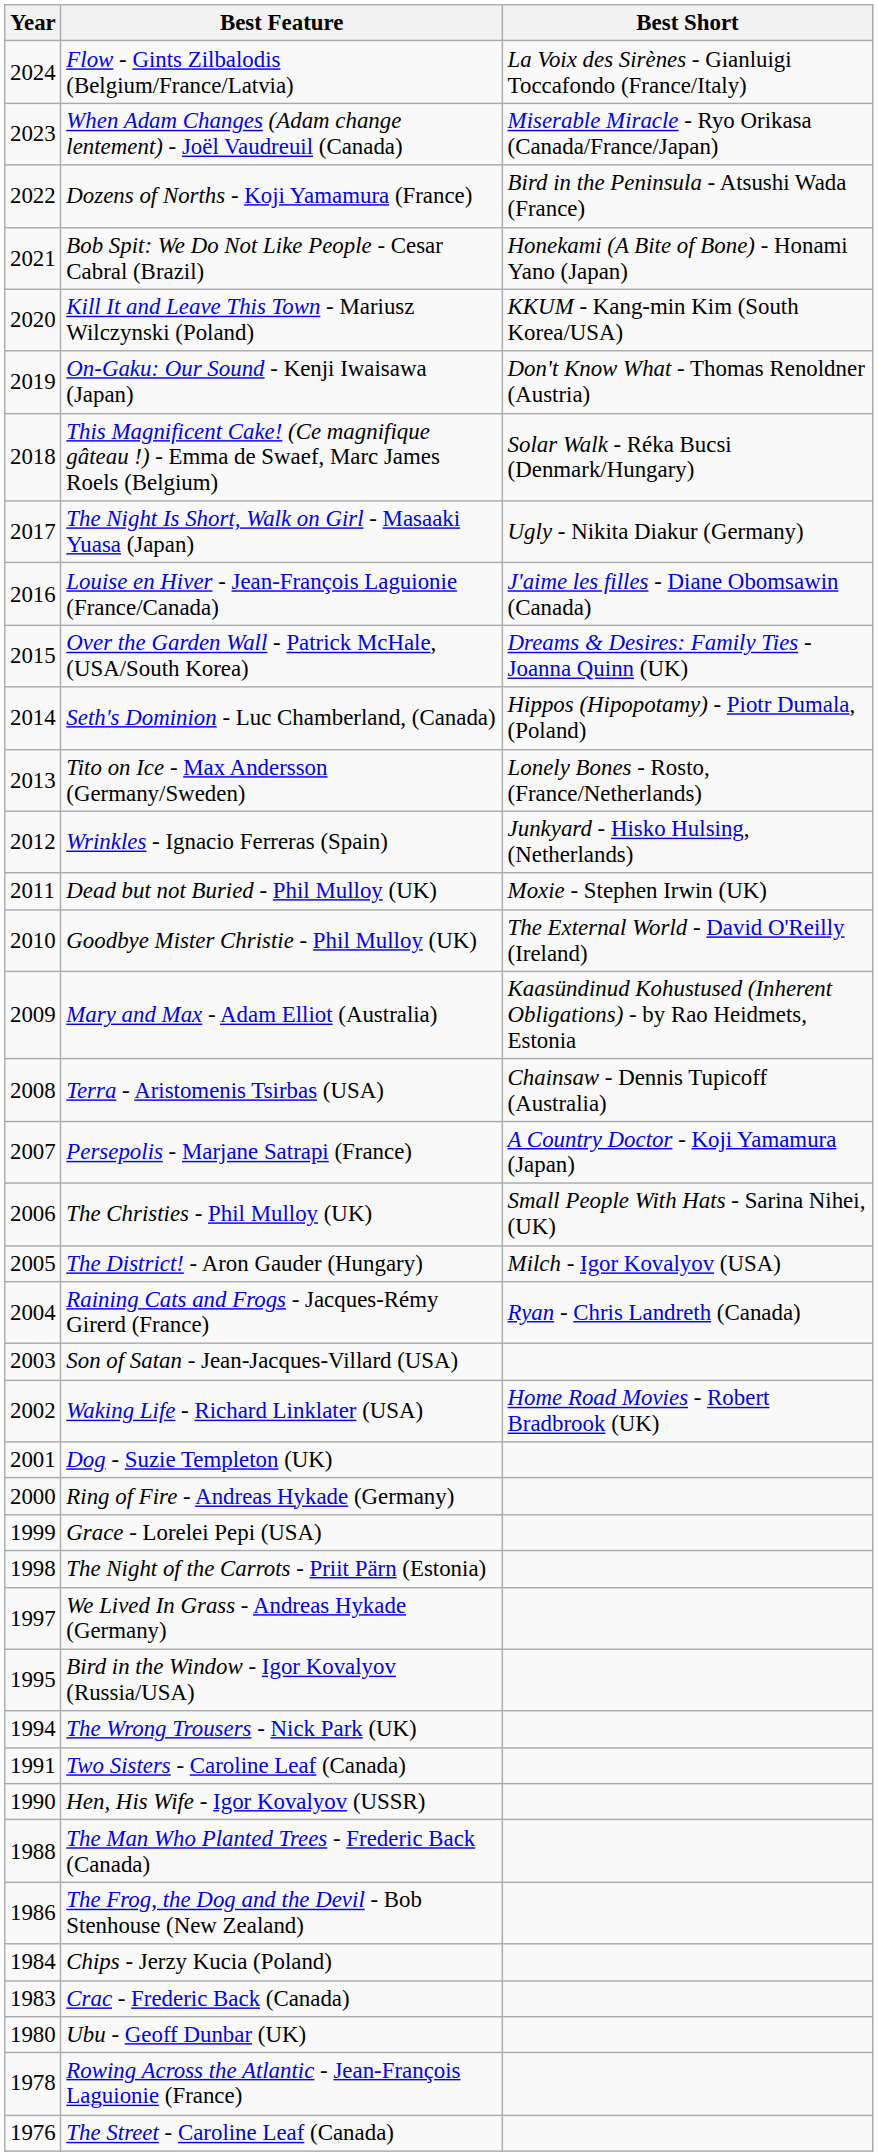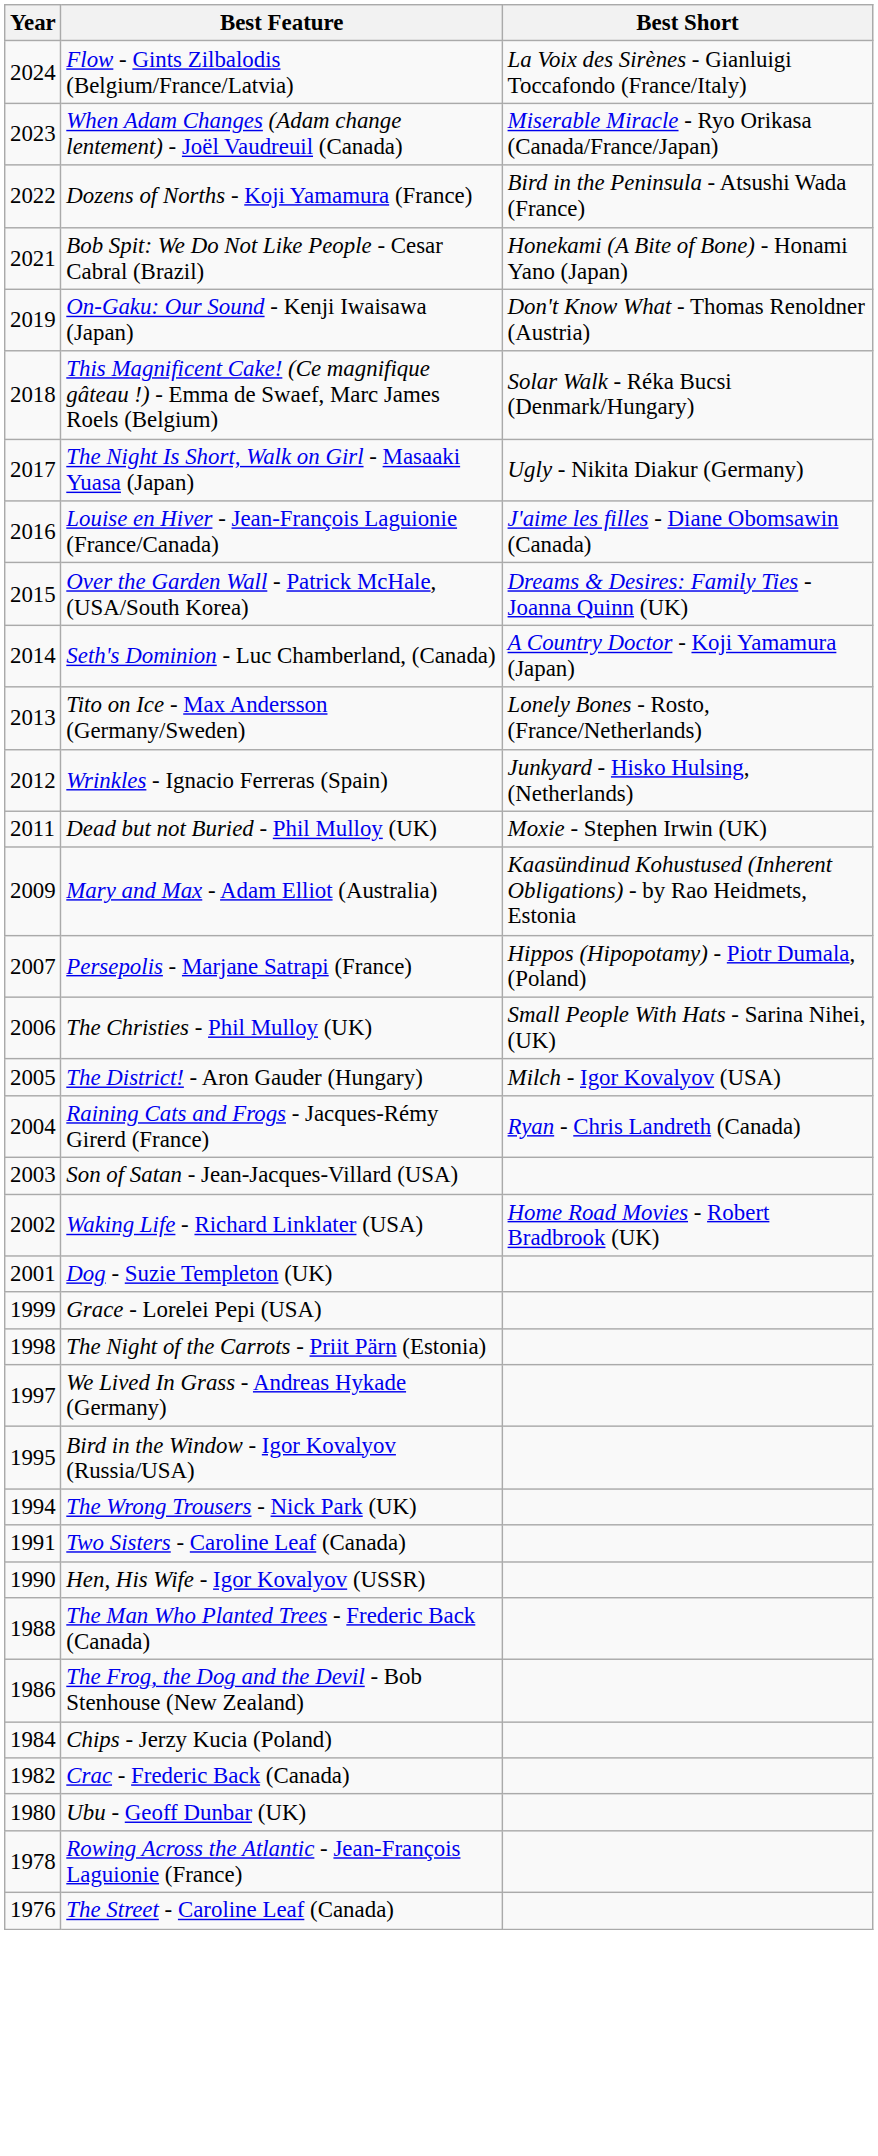- row: (240, 319)
(681, 717) Hippos (Hipopotamy) - Piotr Dumala, (Poland) -> (672, 655) A Country Doctor - Koji Yamamura (Japan)
- row: (272, 940)
- row: (225, 1089)
(672, 1151) A Country Doctor - Koji Yamamura (Japan) -> (681, 965) Hippos (Hipopotamy) - Piotr Dumala, (Poland)
- row: (260, 1496)
(33, 1998) 1983 -> (33, 1775) 1982
